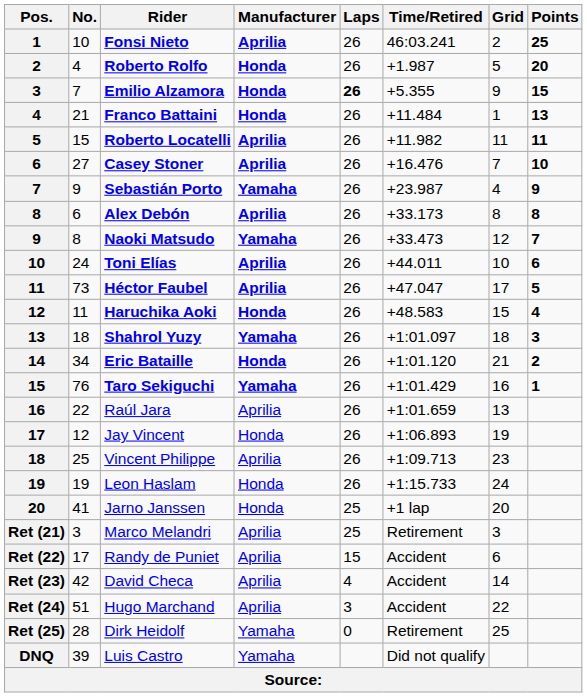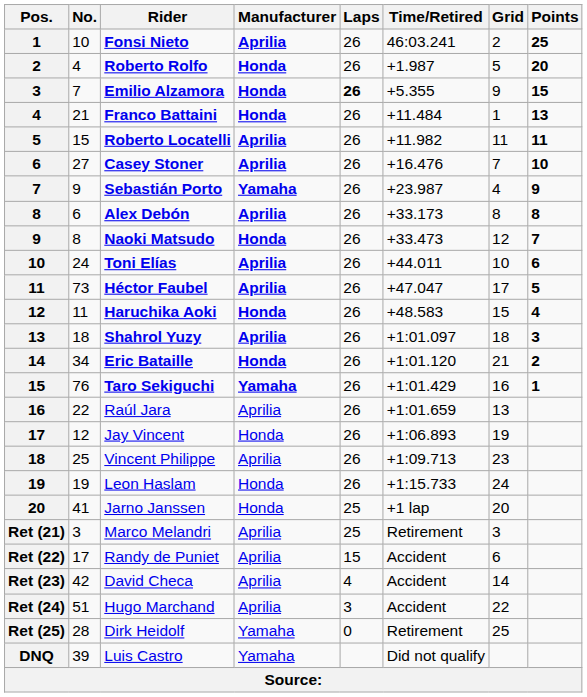(267, 238) Yamaha -> (262, 238) Honda
(267, 336) Yamaha -> (262, 336) Aprilia
